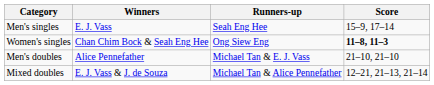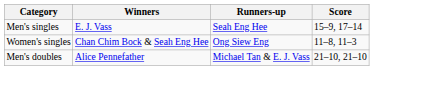(367, 42) bold -> (335, 42) normal
- row: (35, 73)
